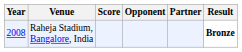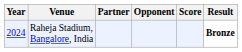columns swapped: (186, 12) <-> (109, 12)
(16, 34) 2008 -> (16, 34) 2024
